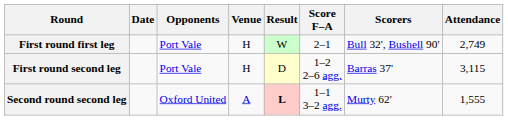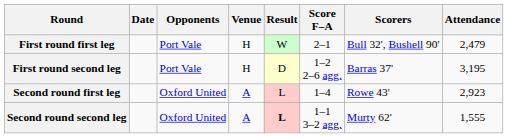(473, 44) 2,749 -> (473, 44) 2,479
(473, 68) 3,115 -> (473, 68) 3,195
+ row: (67, 93)
